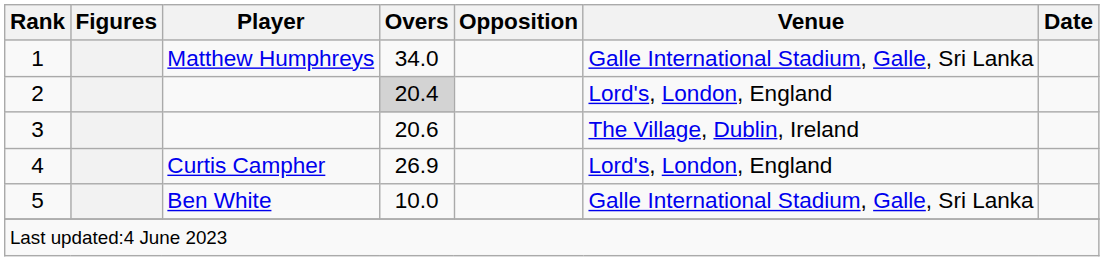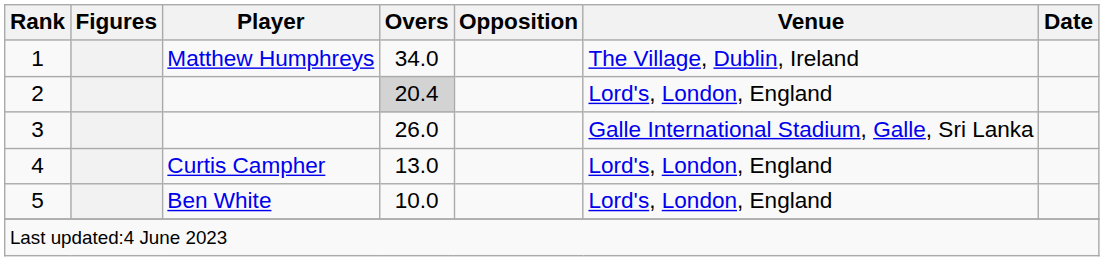(811, 58) Galle International Stadium, Galle, Sri Lanka -> (724, 58) The Village, Dublin, Ireland
(417, 129) 20.6 -> (417, 129) 26.0
(724, 129) The Village, Dublin, Ireland -> (811, 129) Galle International Stadium, Galle, Sri Lanka
(417, 165) 26.9 -> (417, 165) 13.0
(811, 201) Galle International Stadium, Galle, Sri Lanka -> (710, 201) Lord's, London, England
